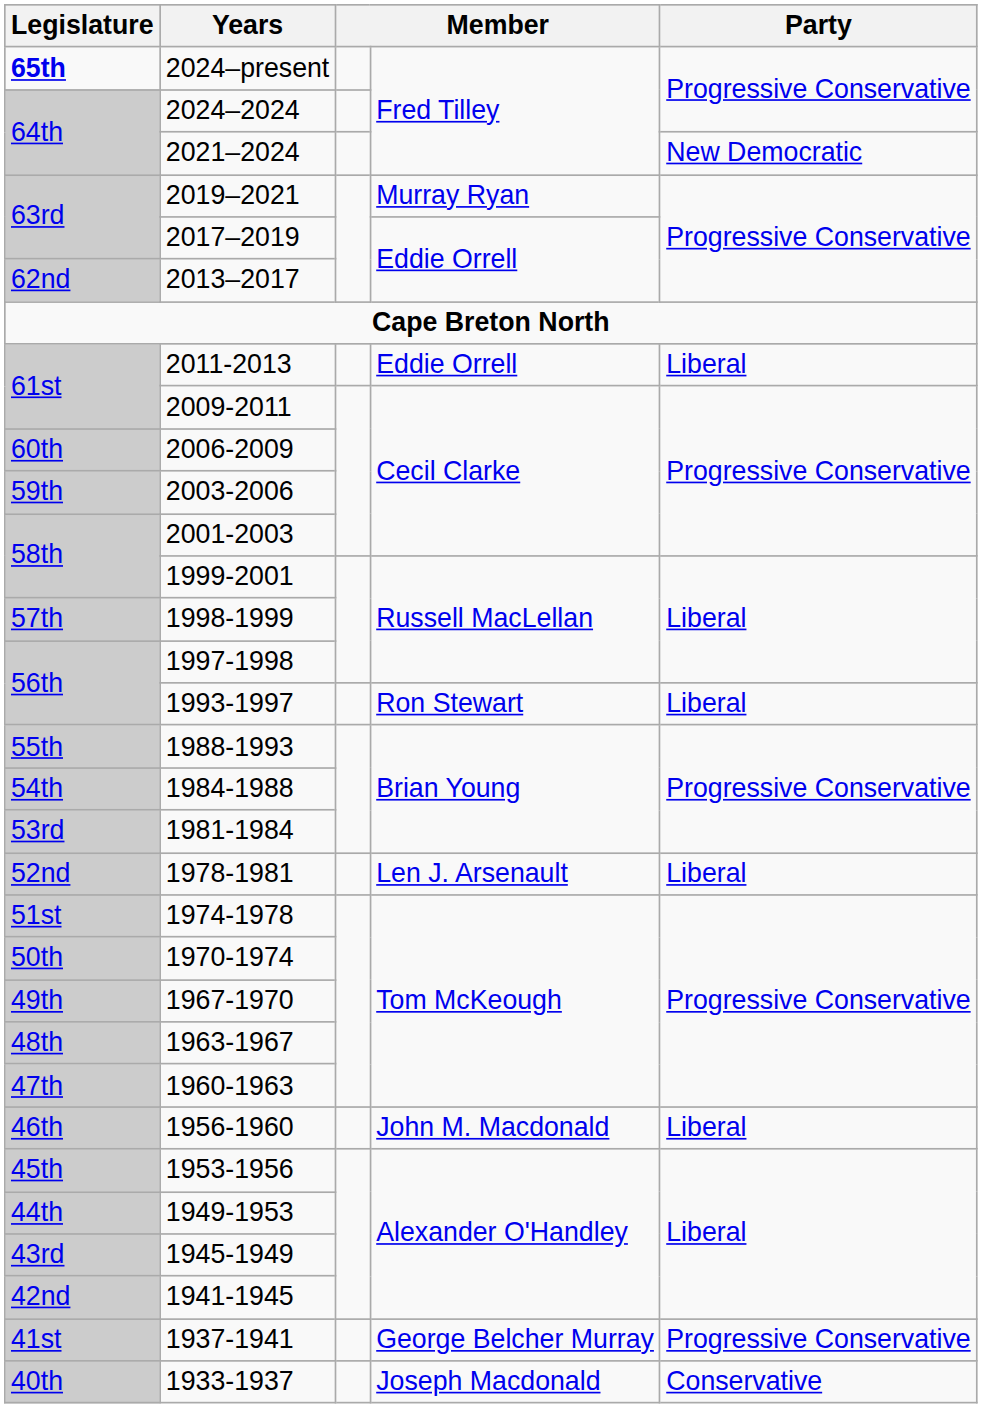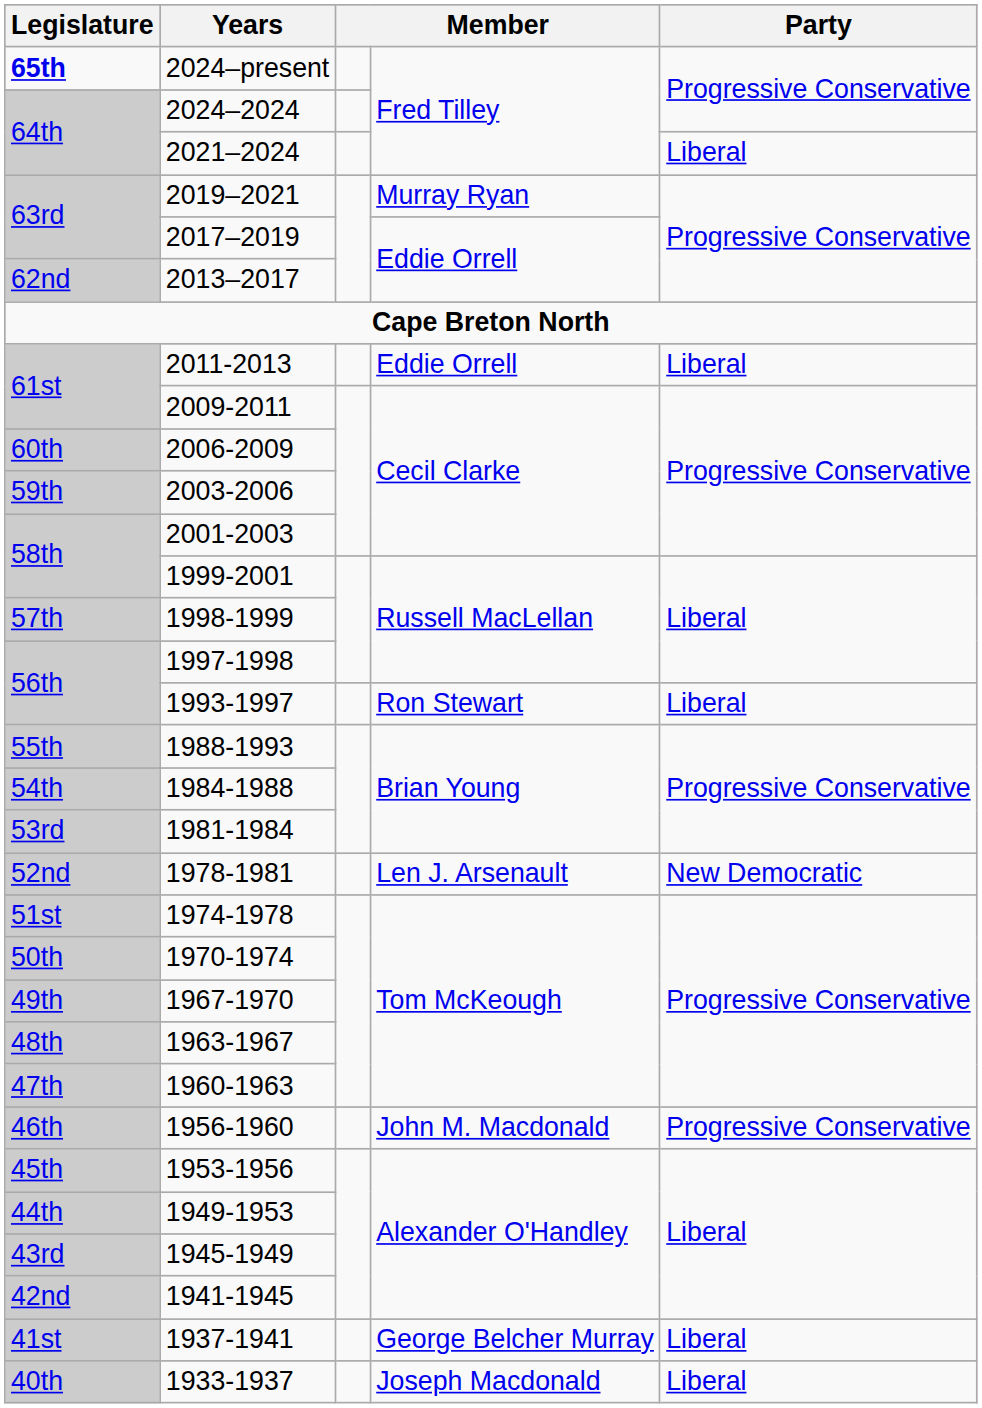(764, 152) New Democratic -> (706, 152) Liberal
(706, 873) Liberal -> (764, 873) New Democratic
(706, 1127) Liberal -> (818, 1127) Progressive Conservative
(818, 1339) Progressive Conservative -> (706, 1339) Liberal
(744, 1381) Conservative -> (706, 1381) Liberal
